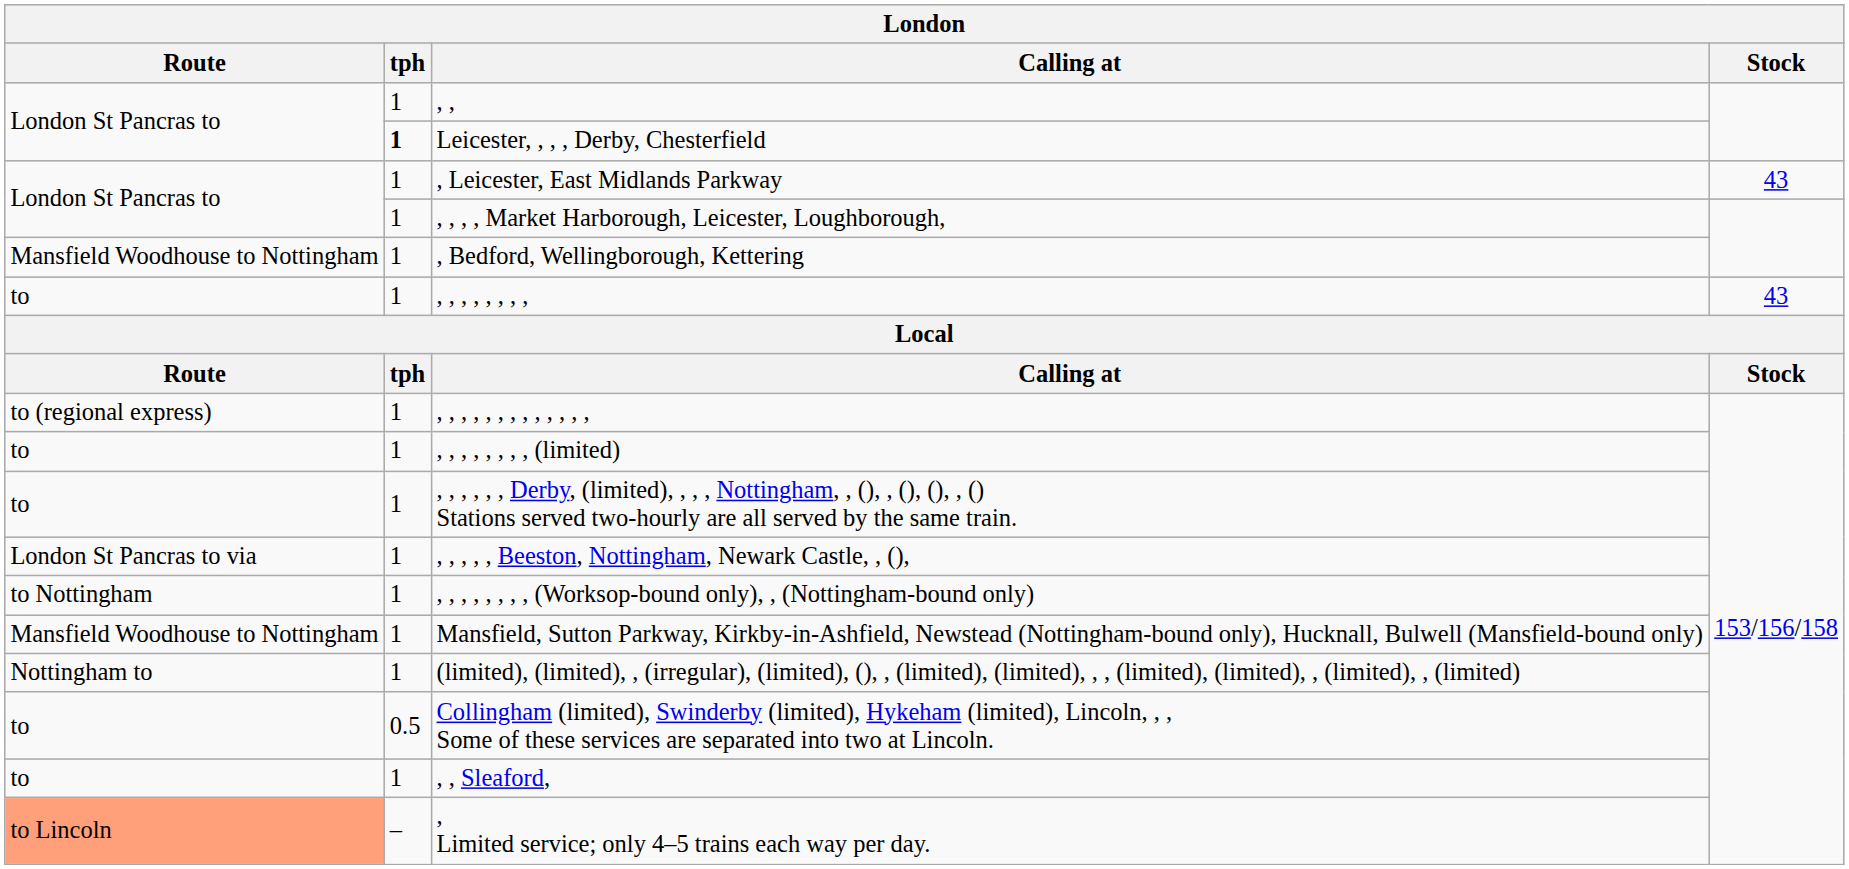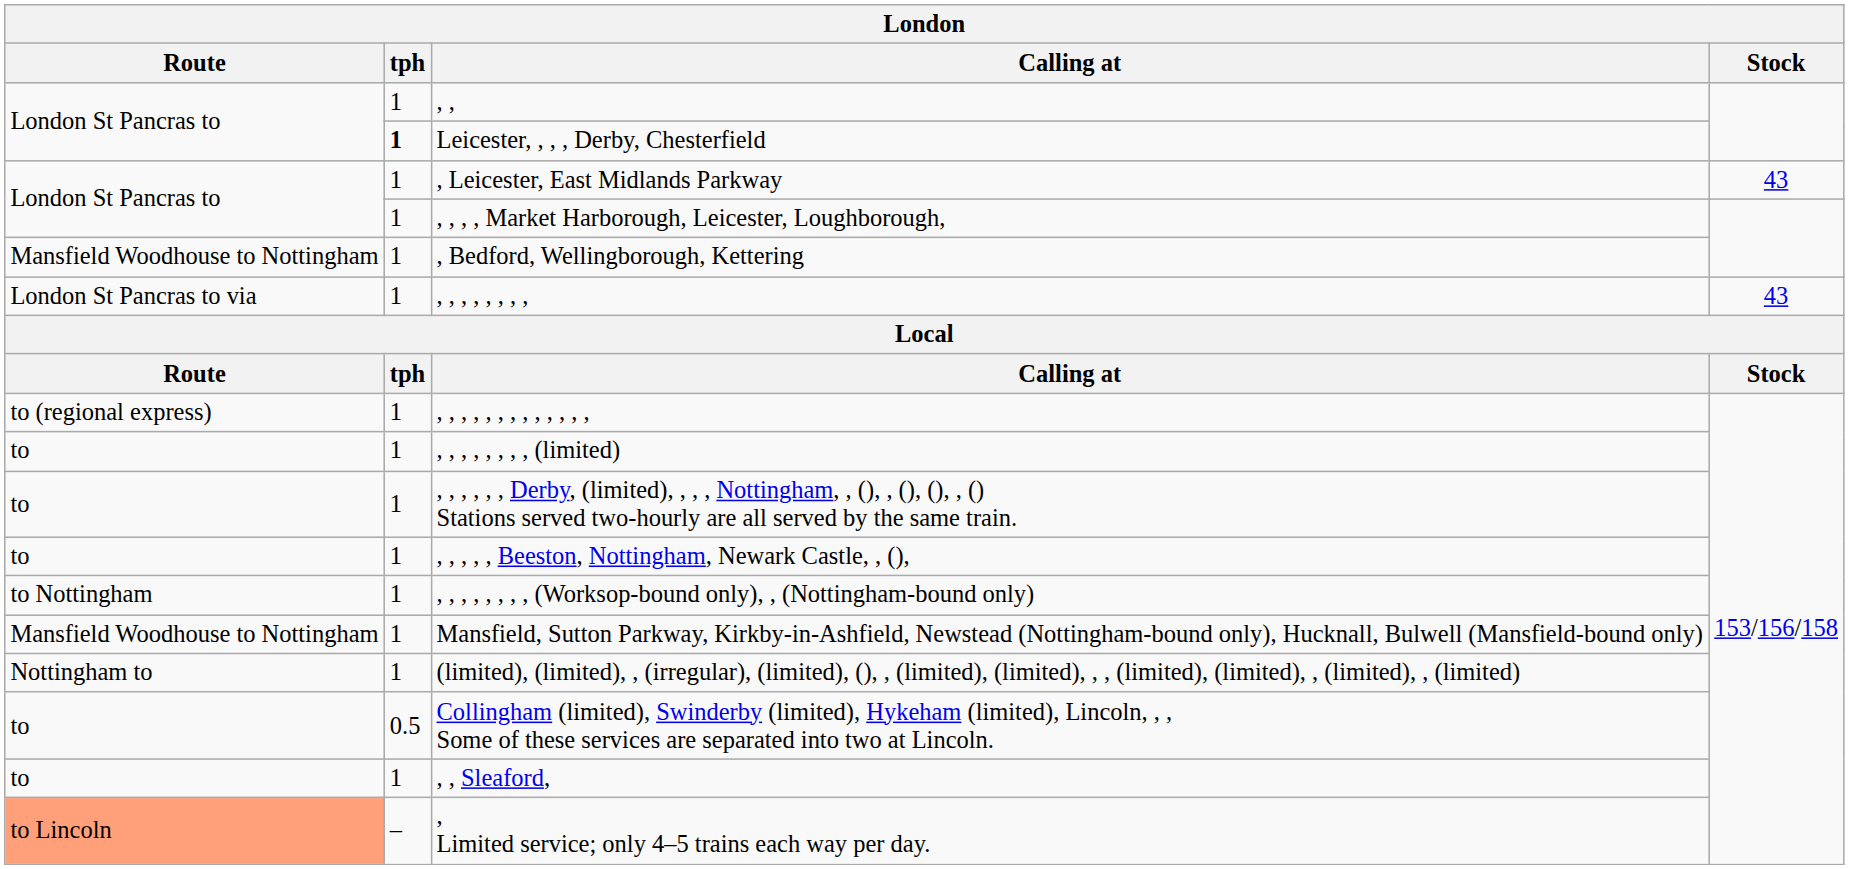(20, 295) to -> (133, 295) London St Pancras to via
(133, 556) London St Pancras to via -> (20, 556) to
